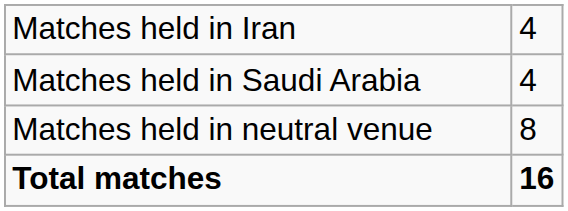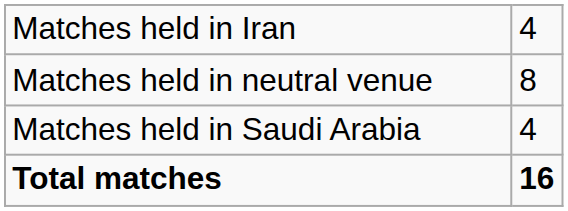rows swapped: (223, 129) <-> (216, 79)
